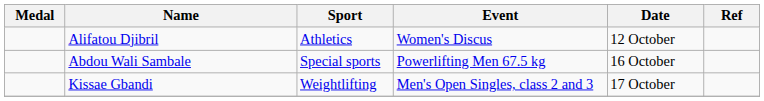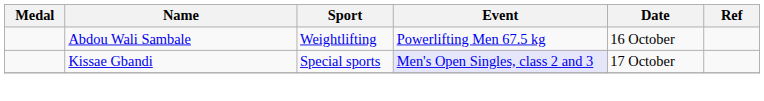- row: (113, 38)
(340, 61) Special sports -> (338, 38) Weightlifting
(338, 84) Weightlifting -> (340, 61) Special sports
(495, 84) no background -> (495, 61) lavender background
